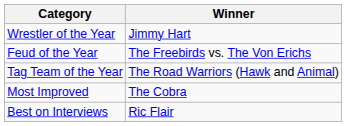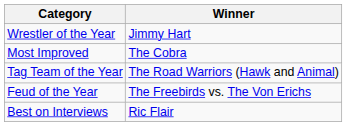rows swapped: (52, 53) <-> (48, 92)
